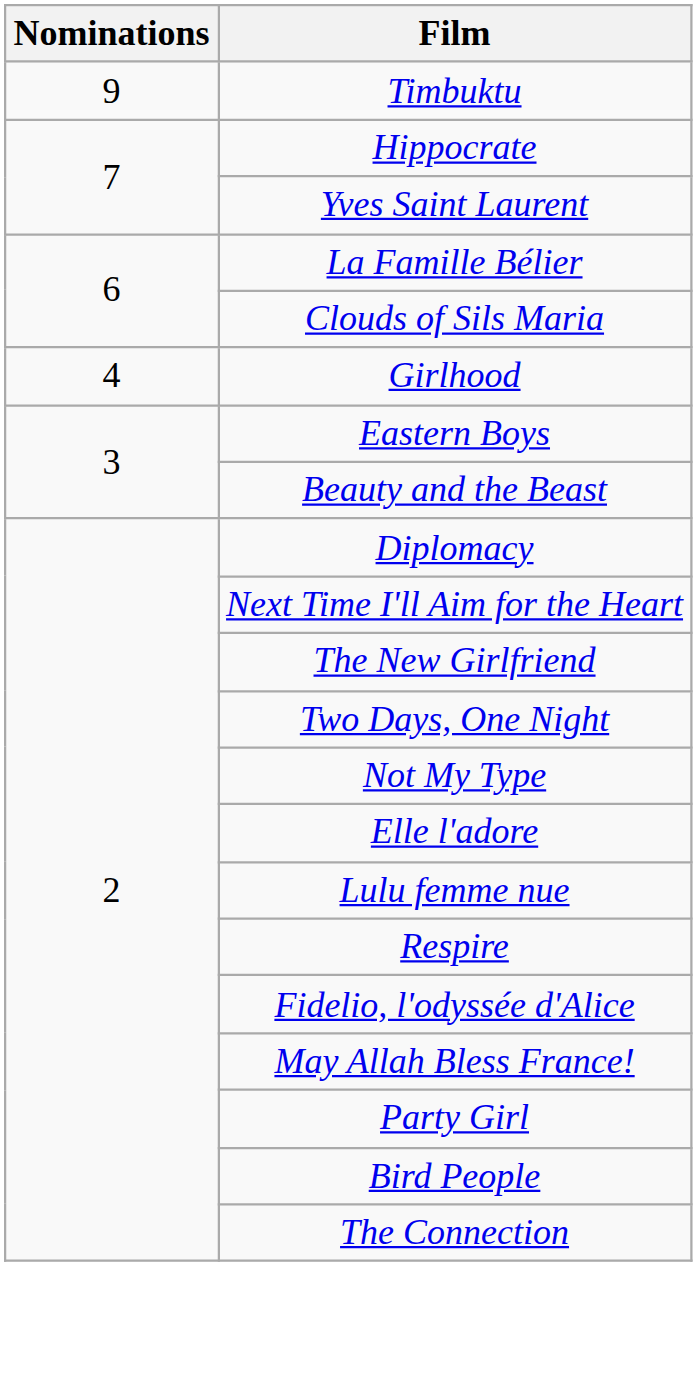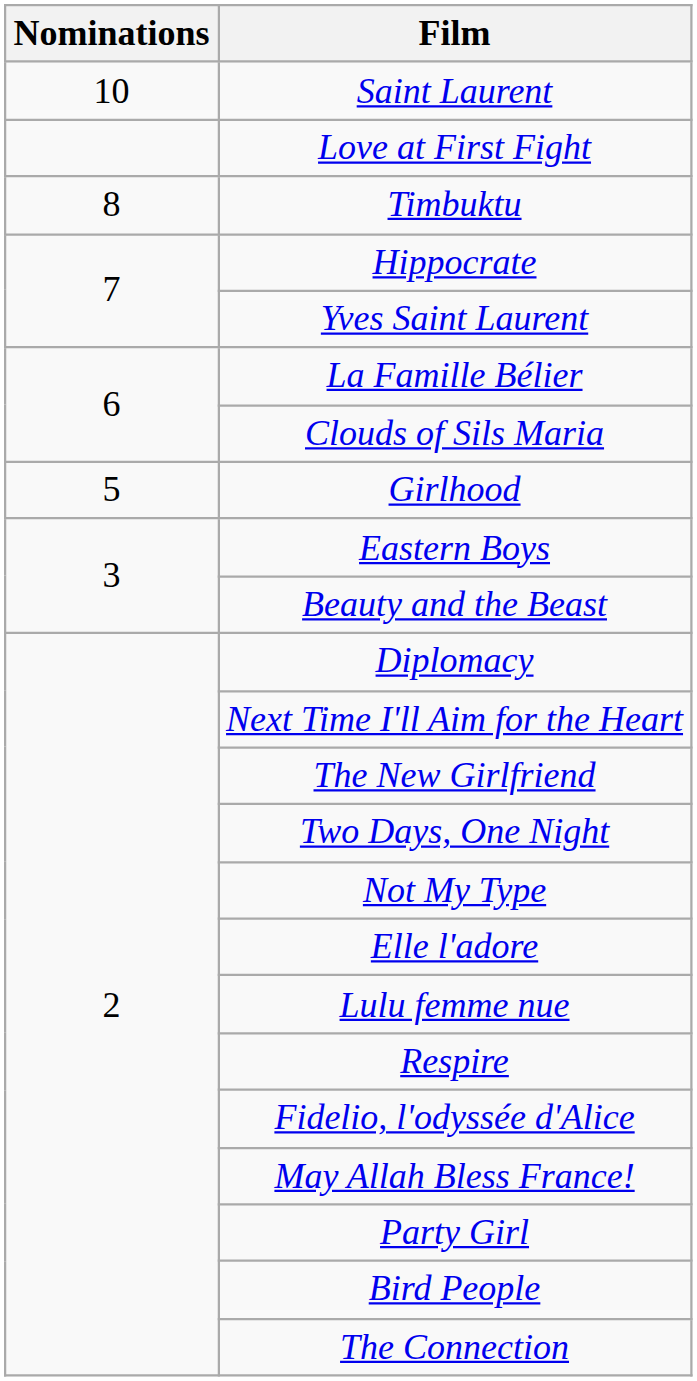+ row: (455, 90)
+ row: (455, 147)
(111, 90) 9 -> (111, 204) 8
(111, 375) 4 -> (111, 489) 5
